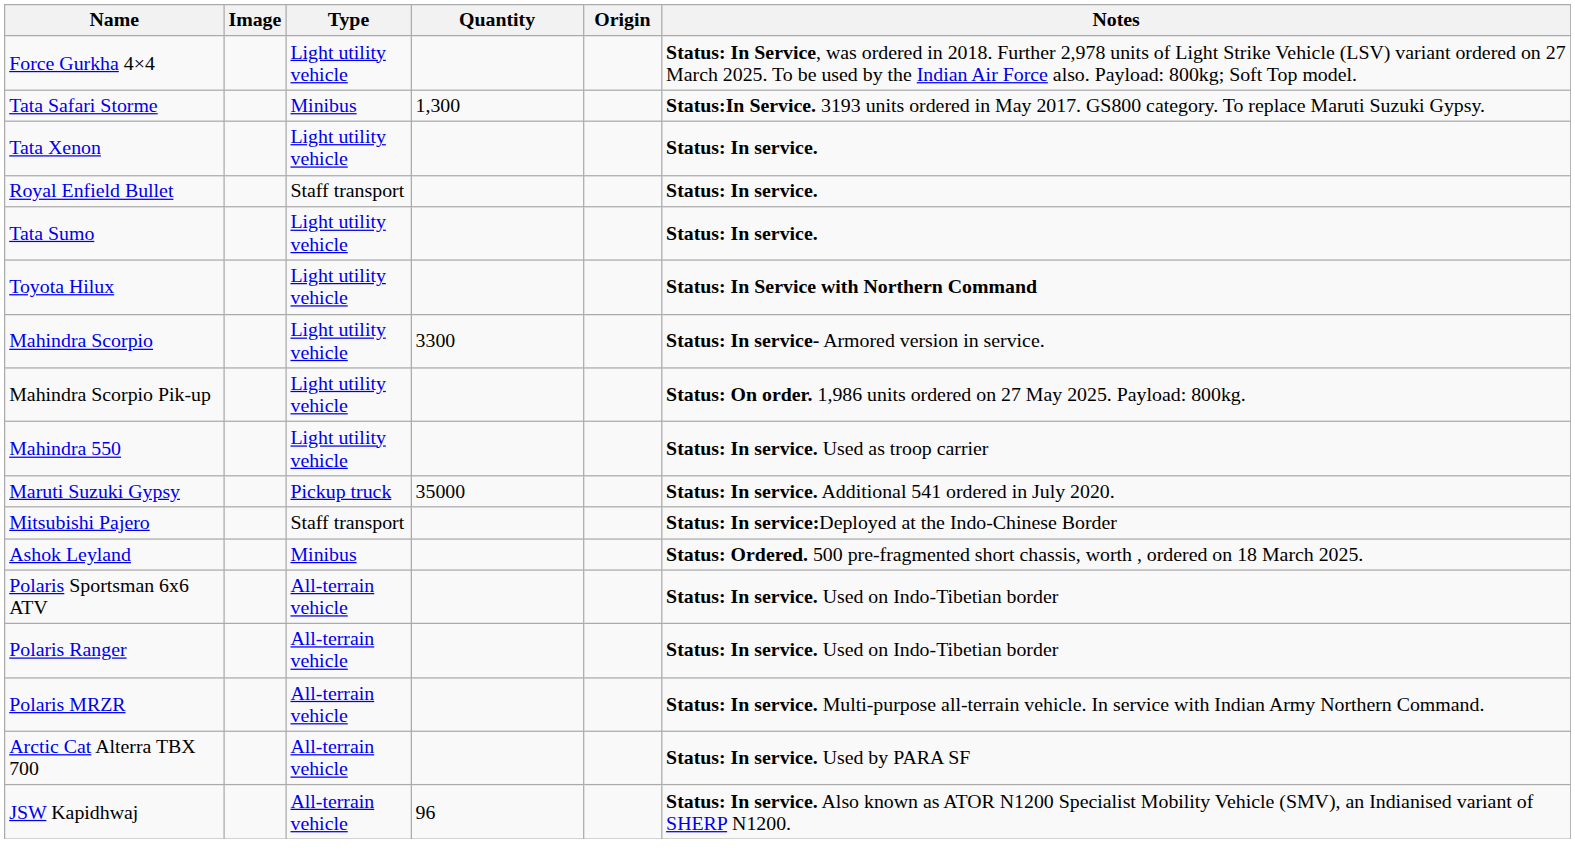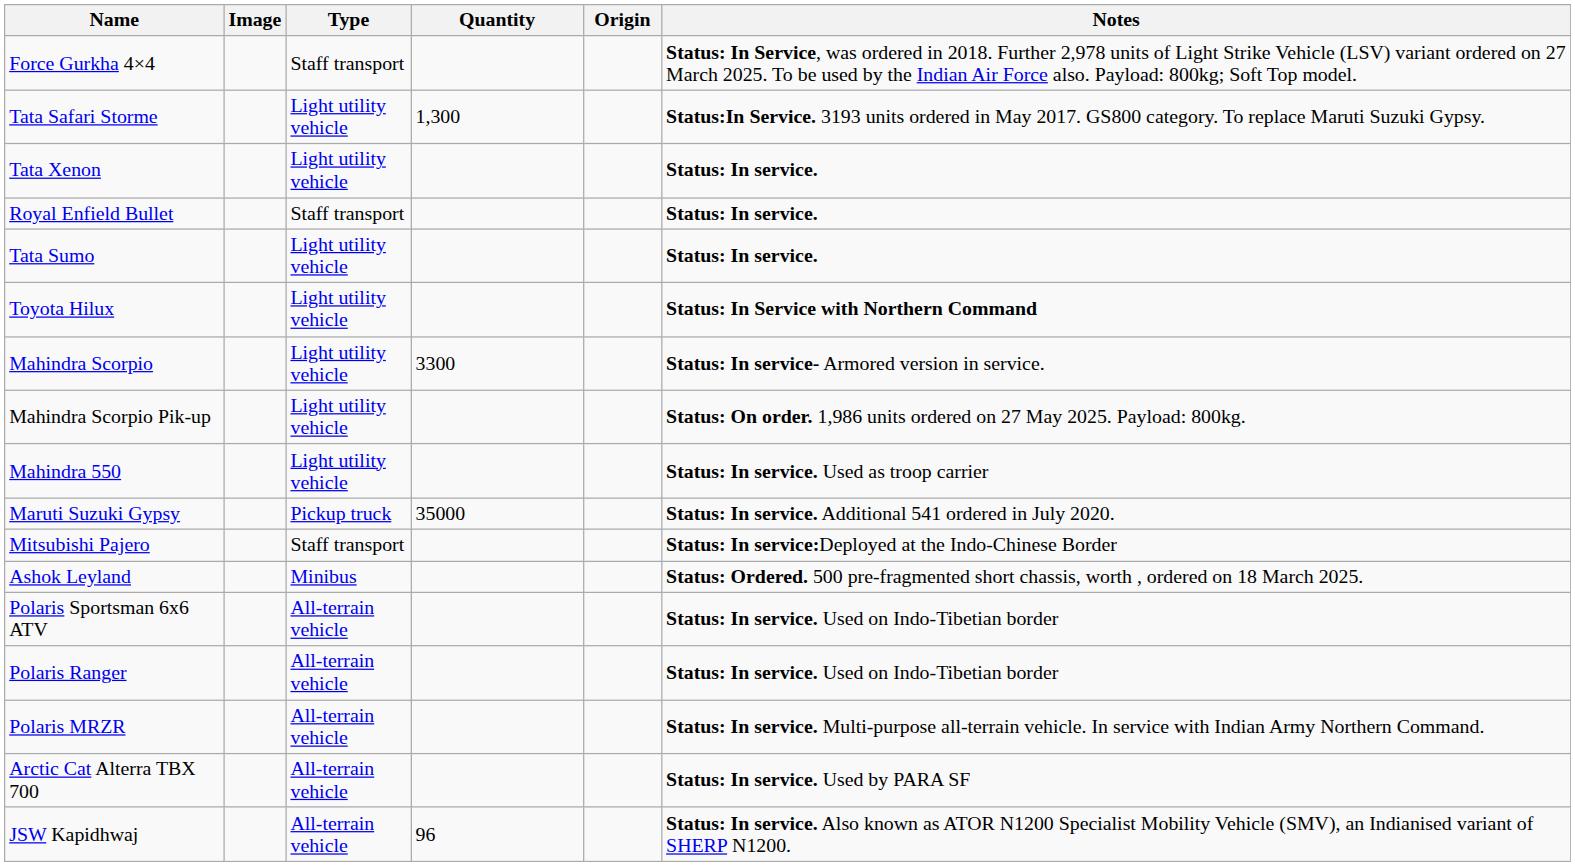(338, 62) Light utility vehicle -> (347, 62) Staff transport
(324, 105) Minibus -> (338, 116) Light utility vehicle
